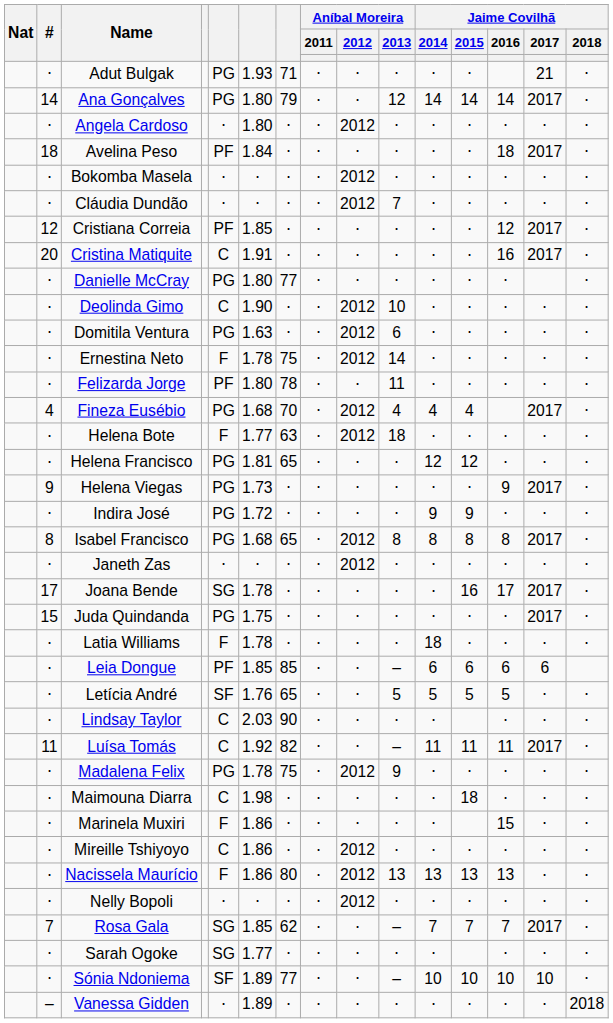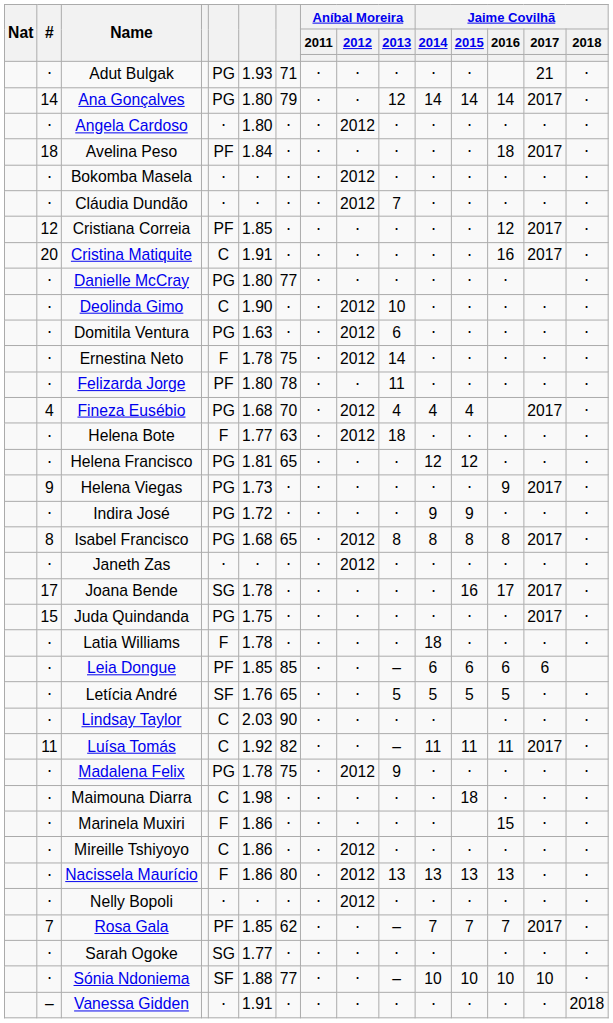(224, 927) SG -> (223, 927) PF
(257, 979) 1.89 -> (257, 979) 1.88
(257, 1004) 1.89 -> (257, 1004) 1.91
